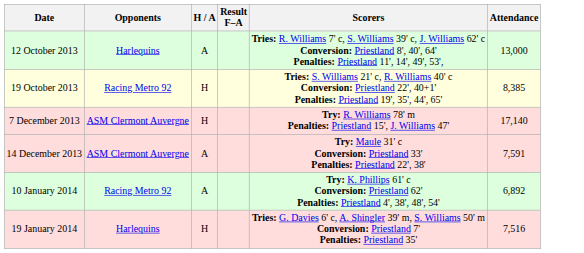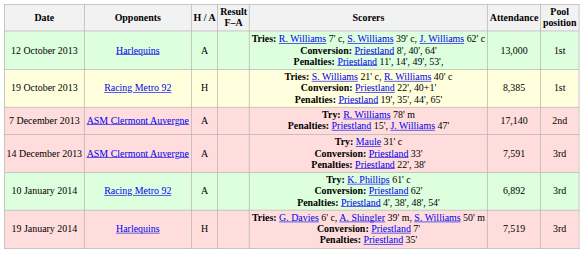+ column: (560, 17)
(205, 120) H -> (205, 120) A
(514, 229) 7,516 -> (514, 229) 7,519
